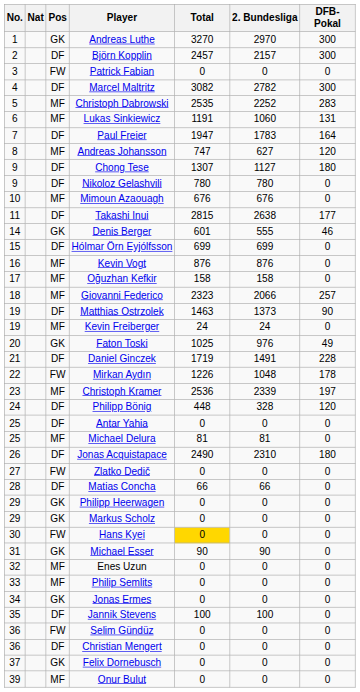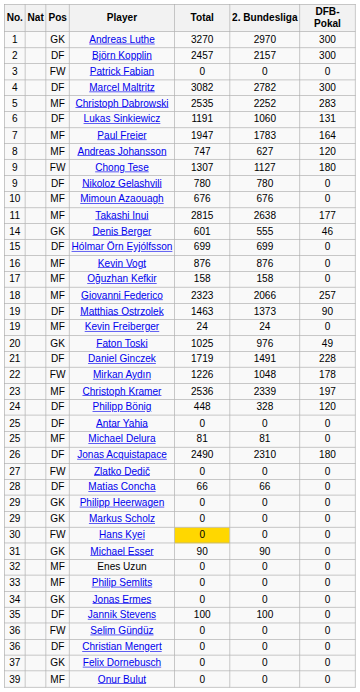(58, 119) MF -> (58, 119) DF
(58, 135) DF -> (58, 135) MF
(58, 167) DF -> (58, 167) FW
(58, 215) DF -> (58, 215) MF
